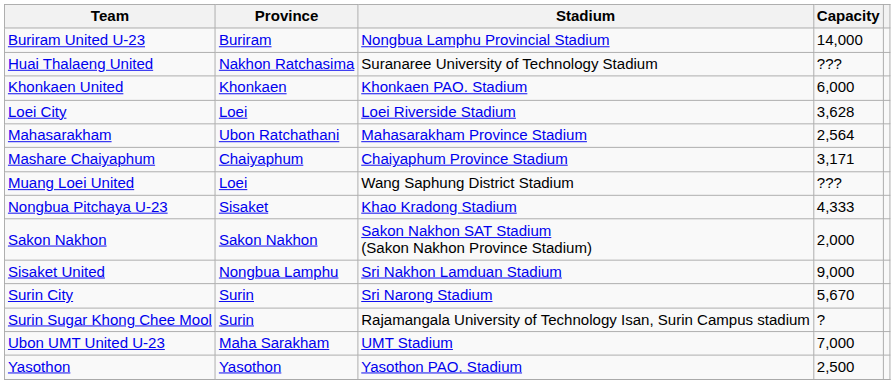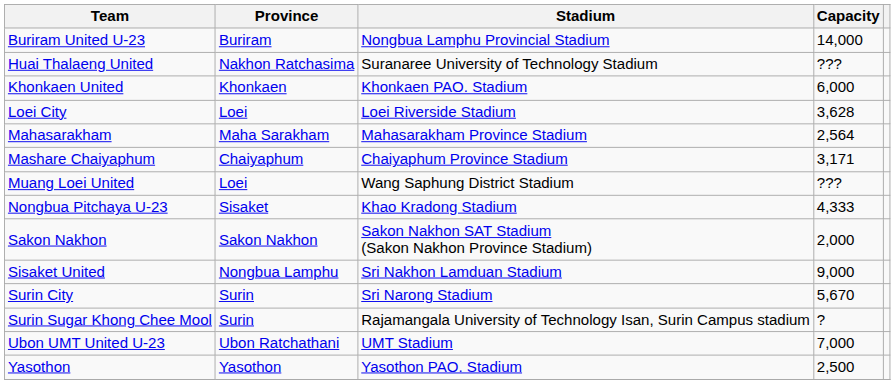(279, 135) Ubon Ratchathani -> (274, 135) Maha Sarakham
(274, 343) Maha Sarakham -> (279, 343) Ubon Ratchathani
